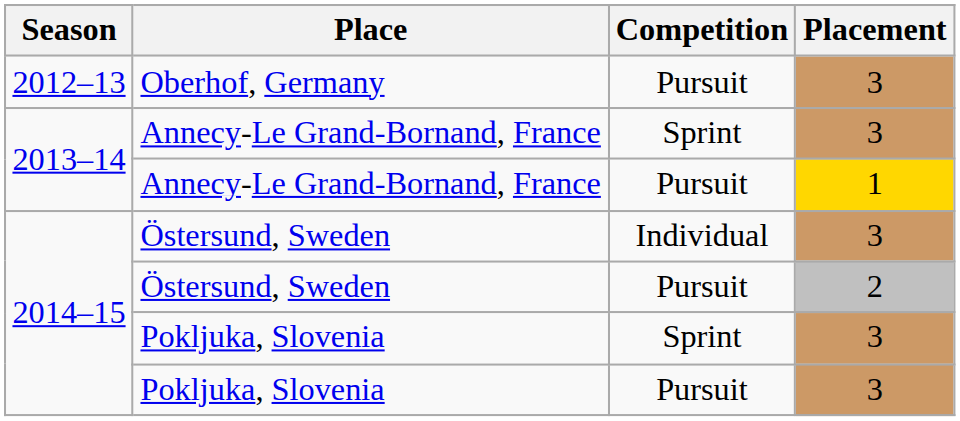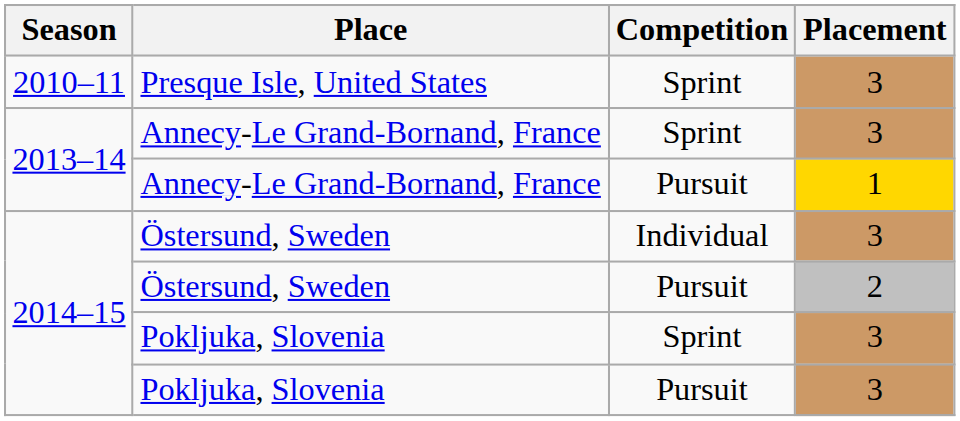+ row: (314, 81)
- row: (263, 81)
